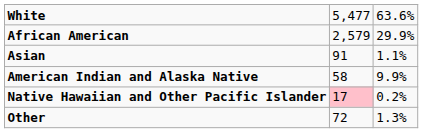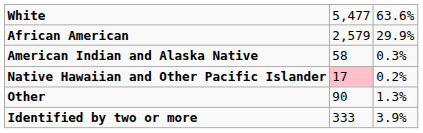- row: (26, 56)
(392, 76) 9.9% -> (392, 56) 0.3%
(340, 118) 72 -> (340, 97) 90
+ row: (102, 118)
